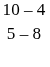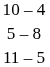+ row: (24, 57)
